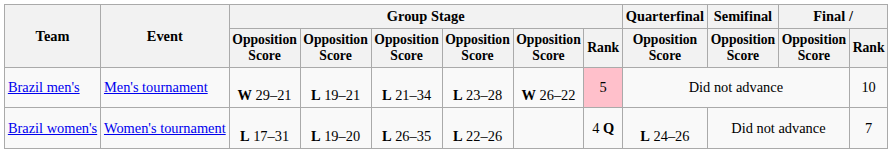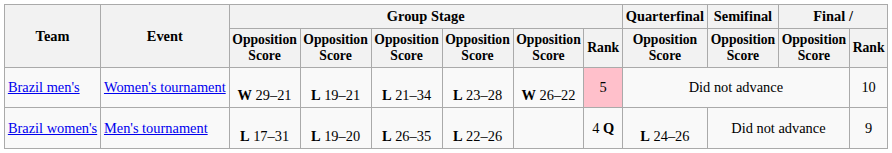(156, 87) Men's tournament -> (165, 87) Women's tournament
(165, 128) Women's tournament -> (156, 128) Men's tournament
(869, 128) 7 -> (869, 128) 9
